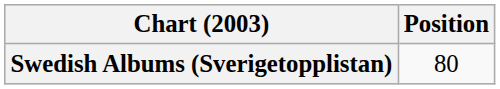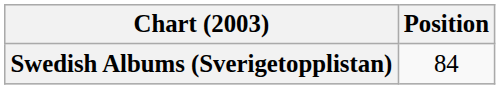(446, 63) 80 -> (446, 63) 84
